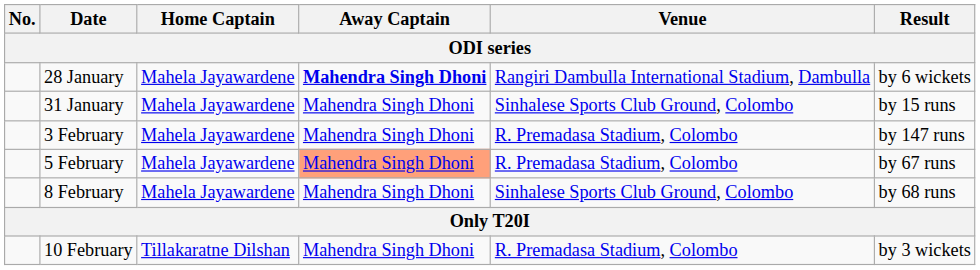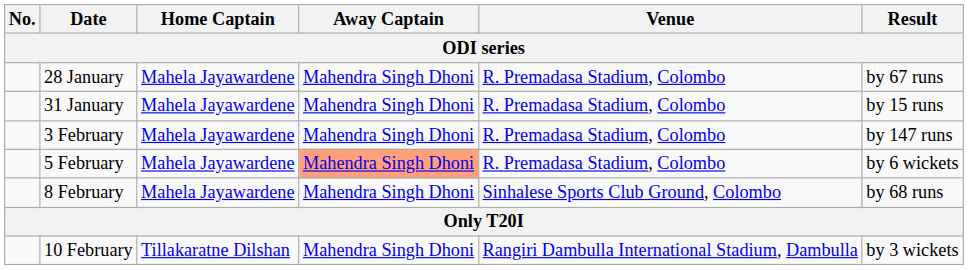(395, 76) bold -> (389, 76) normal
(683, 76) Rangiri Dambulla International Stadium, Dambulla -> (604, 76) R. Premadasa Stadium, Colombo
(925, 76) by 6 wickets -> (905, 76) by 67 runs
(644, 105) Sinhalese Sports Club Ground, Colombo -> (604, 105) R. Premadasa Stadium, Colombo
(917, 163) by 67 runs -> (912, 163) by 6 wickets
(616, 250) R. Premadasa Stadium, Colombo -> (670, 250) Rangiri Dambulla International Stadium, Dambulla
